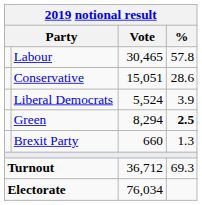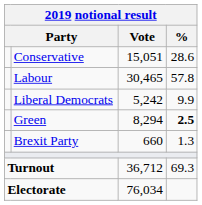rows swapped: (33, 57) <-> (49, 78)
(148, 99) 5,524 -> (148, 99) 5,242
(186, 99) 3.9 -> (186, 99) 9.9
